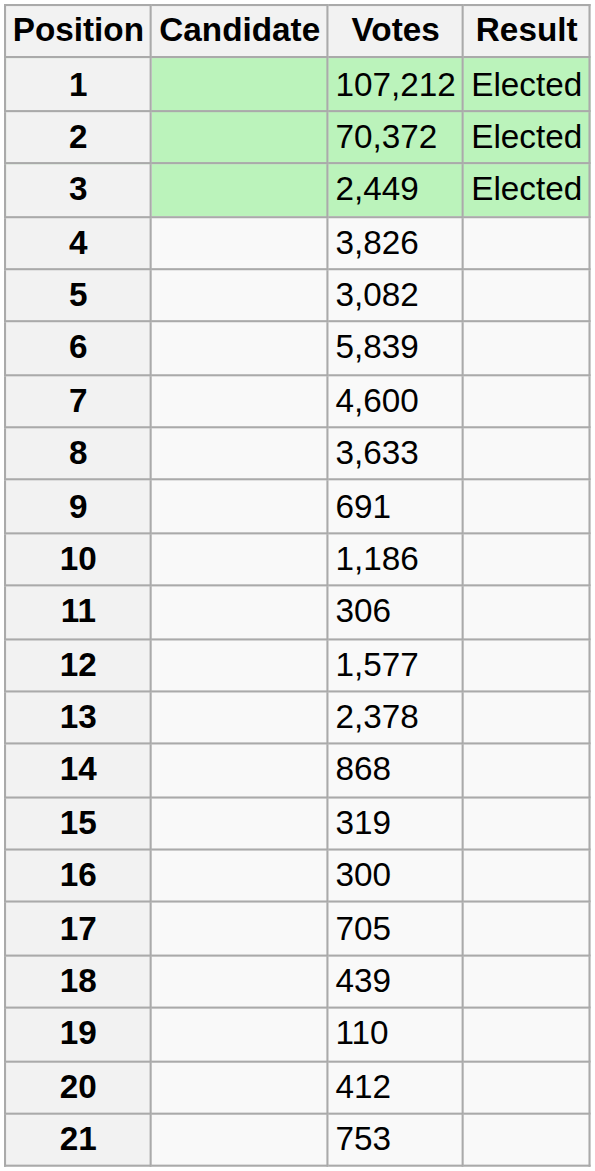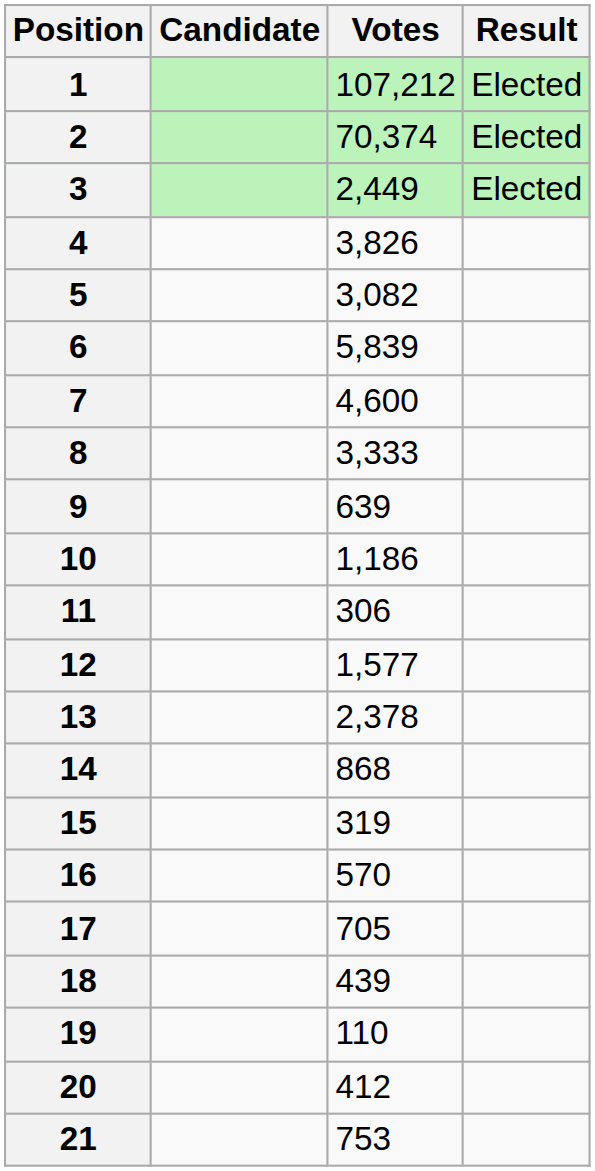(386, 136) 70,372 -> (386, 136) 70,374
(377, 453) 3,633 -> (377, 453) 3,333
(363, 505) 691 -> (363, 505) 639
(363, 875) 300 -> (363, 875) 570
